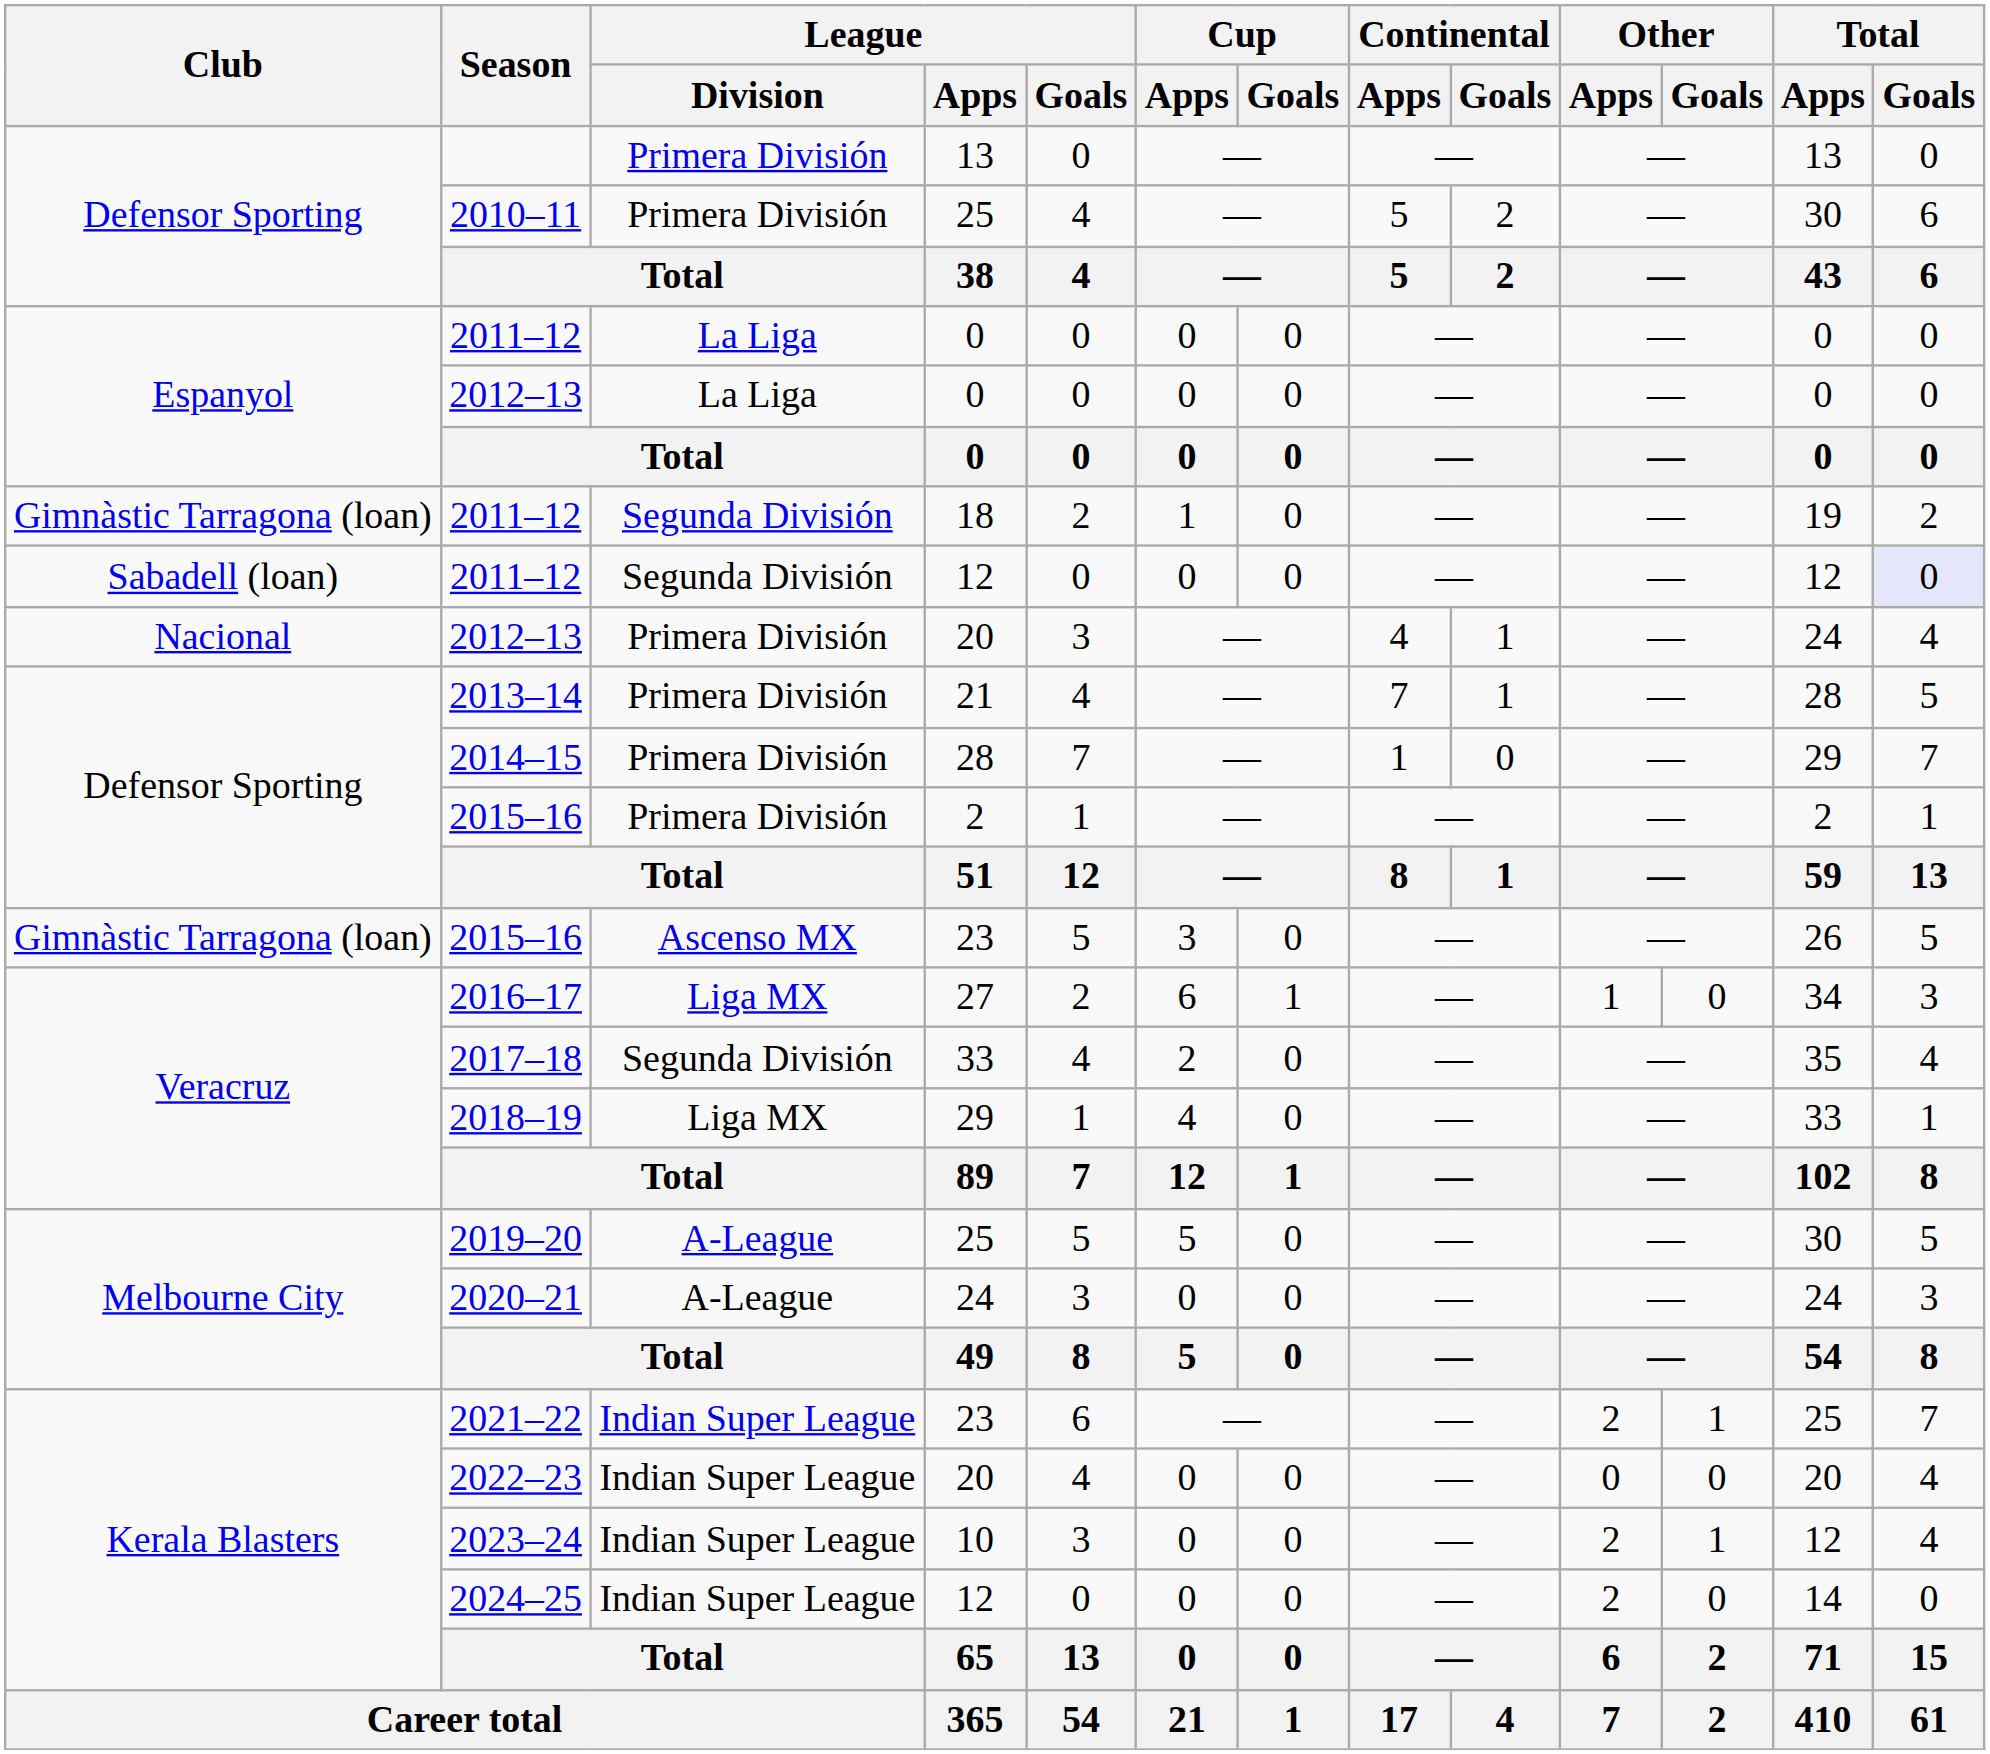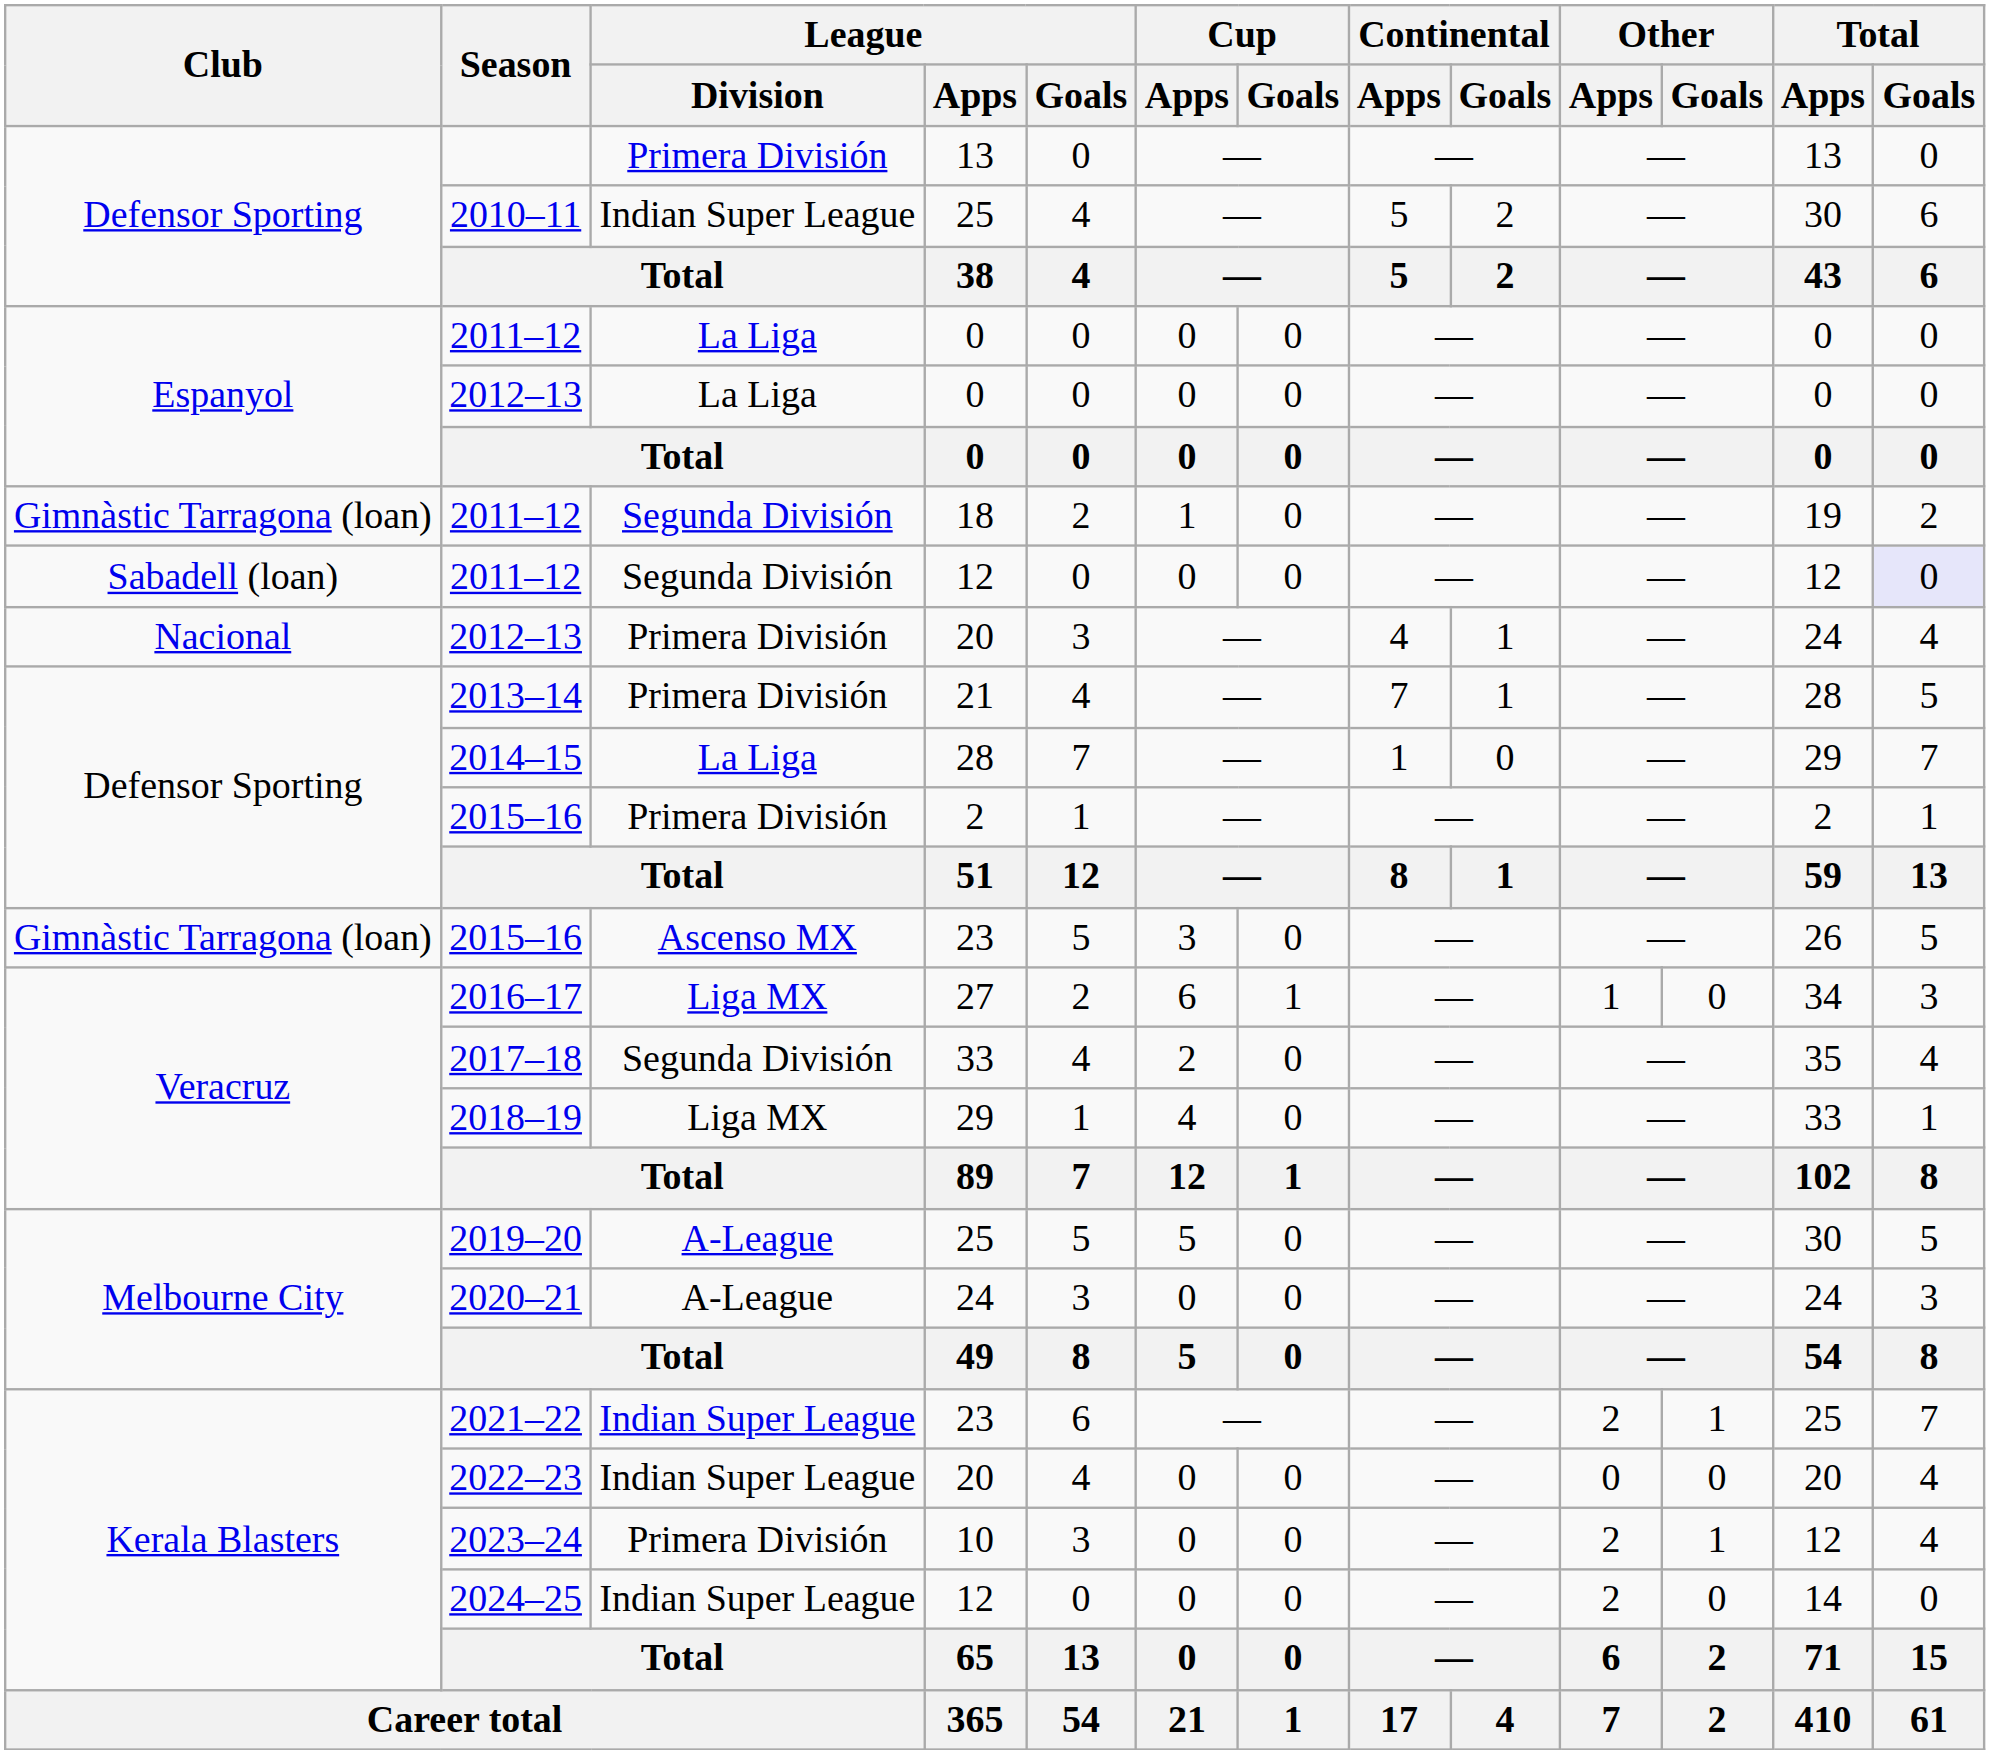(757, 214) Primera División -> (757, 214) Indian Super League
(757, 756) Primera División -> (757, 756) La Liga
(757, 1538) Indian Super League -> (757, 1538) Primera División
